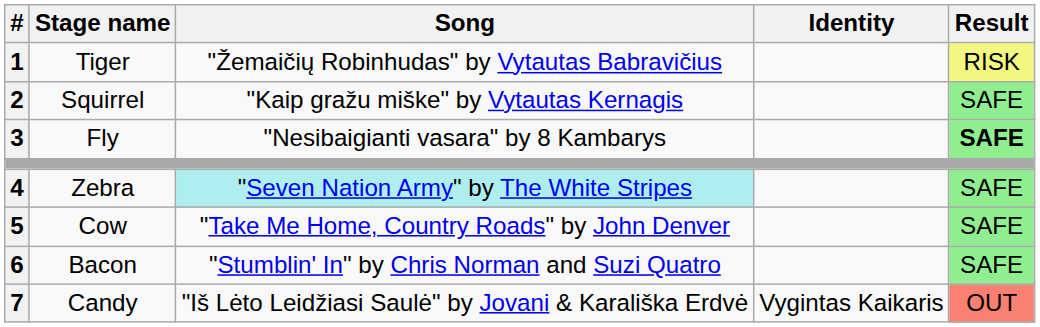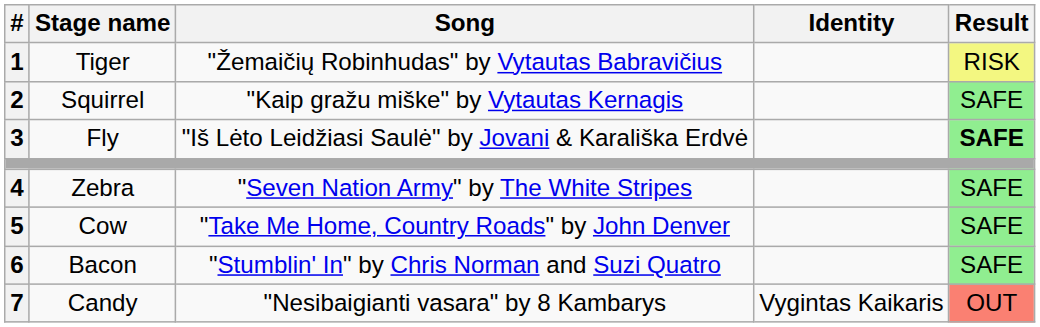(465, 138) "Nesibaigianti vasara" by 8 Kambarys -> (465, 138) "Iš Lėto Leidžiasi Saulė" by Jovani & Karališka Erdvė
(465, 188) paleturquoise background -> (465, 188) no background
(465, 303) "Iš Lėto Leidžiasi Saulė" by Jovani & Karališka Erdvė -> (465, 303) "Nesibaigianti vasara" by 8 Kambarys
